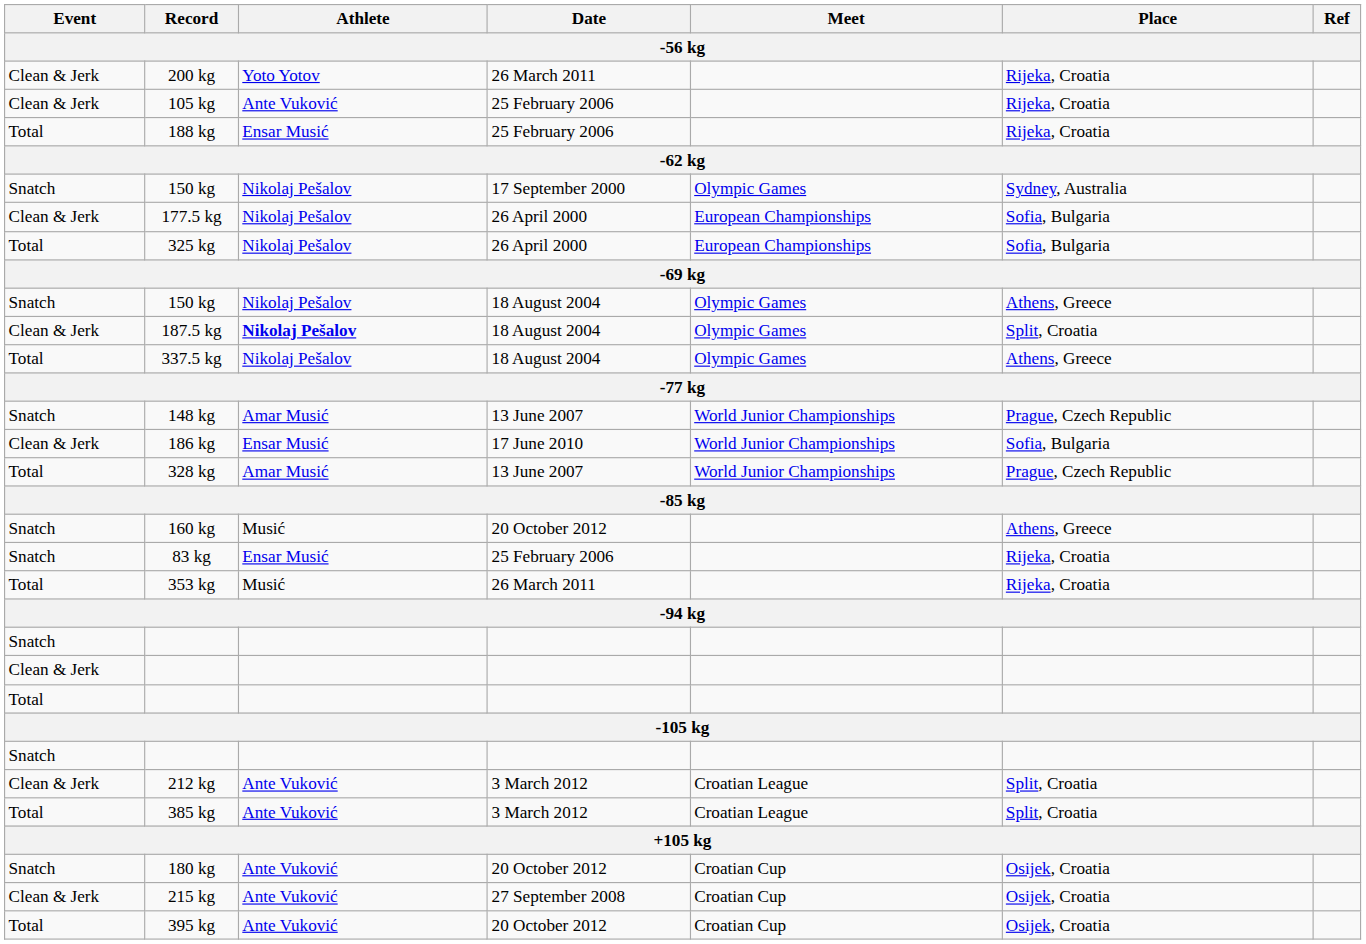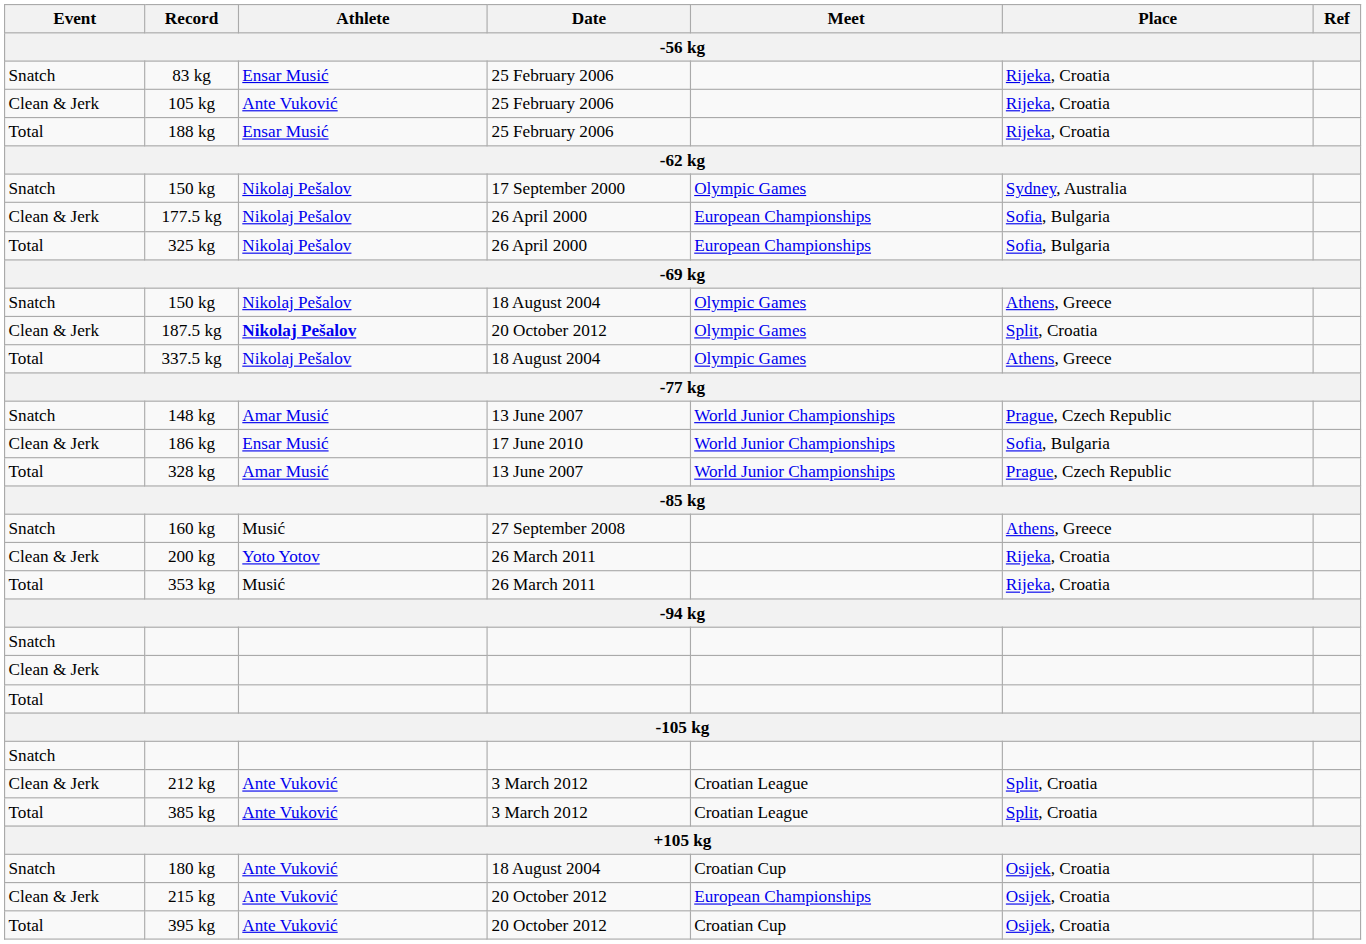rows swapped: (32, 556) <-> (54, 75)
(546, 330) 18 August 2004 -> (549, 330) 20 October 2012
(549, 528) 20 October 2012 -> (558, 528) 27 September 2008
(549, 868) 20 October 2012 -> (546, 868) 18 August 2004
(558, 896) 27 September 2008 -> (549, 896) 20 October 2012
(740, 896) Croatian Cup -> (783, 896) European Championships
